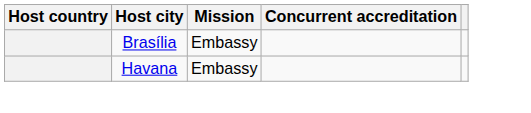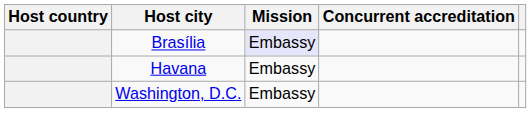(224, 42) no background -> (282, 42) lavender background
+ row: (178, 94)
